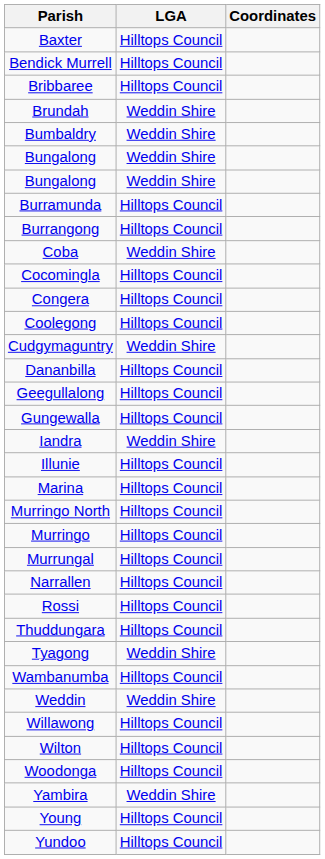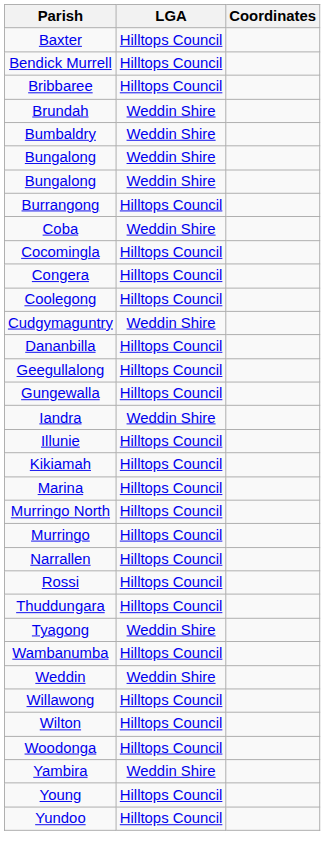- row: (60, 205)
+ row: (60, 464)
- row: (60, 559)
